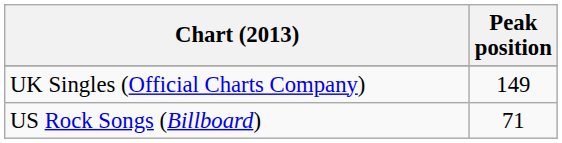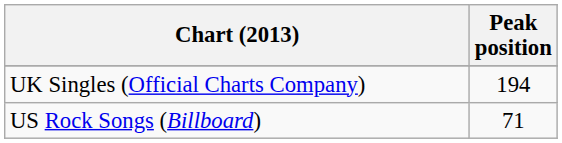(513, 84) 149 -> (513, 84) 194
